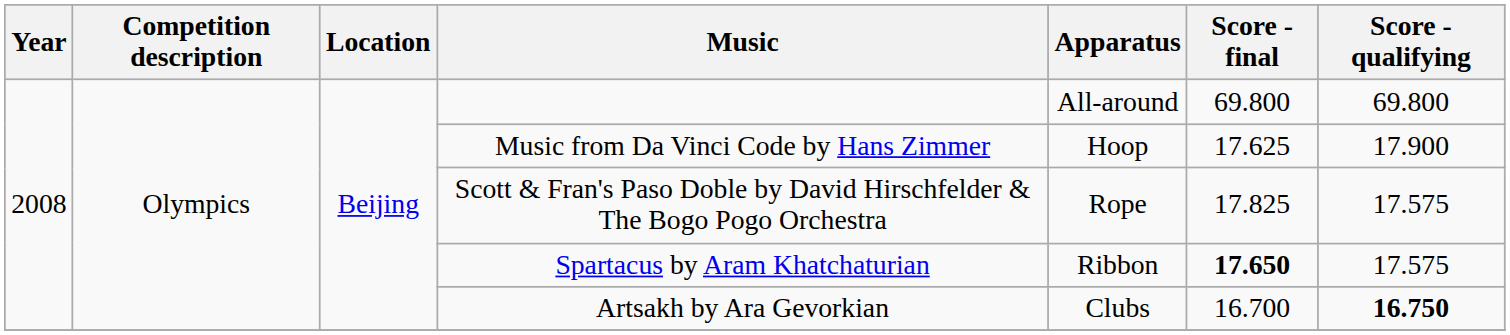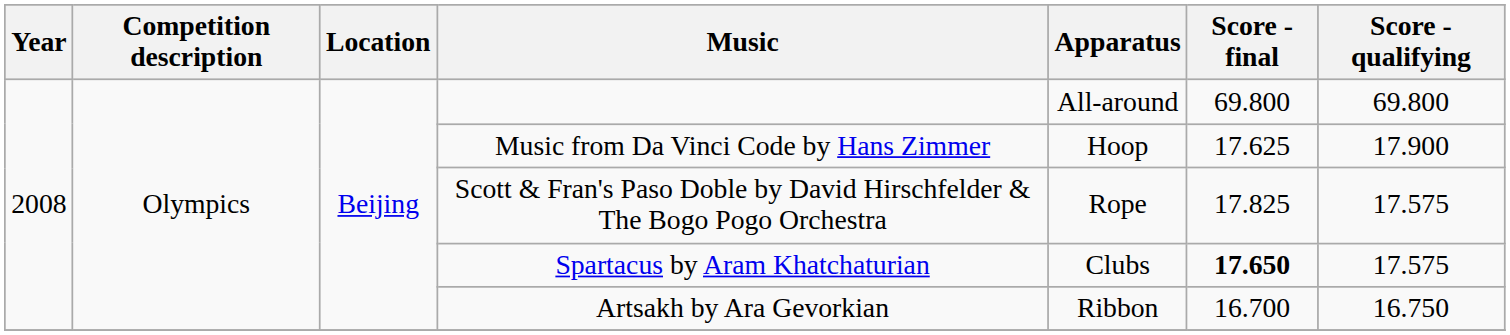(1118, 264) Ribbon -> (1118, 264) Clubs
(1118, 308) Clubs -> (1118, 308) Ribbon
(1411, 308) bold -> (1411, 308) normal
